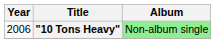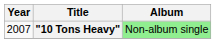(19, 30) 2006 -> (19, 30) 2007
